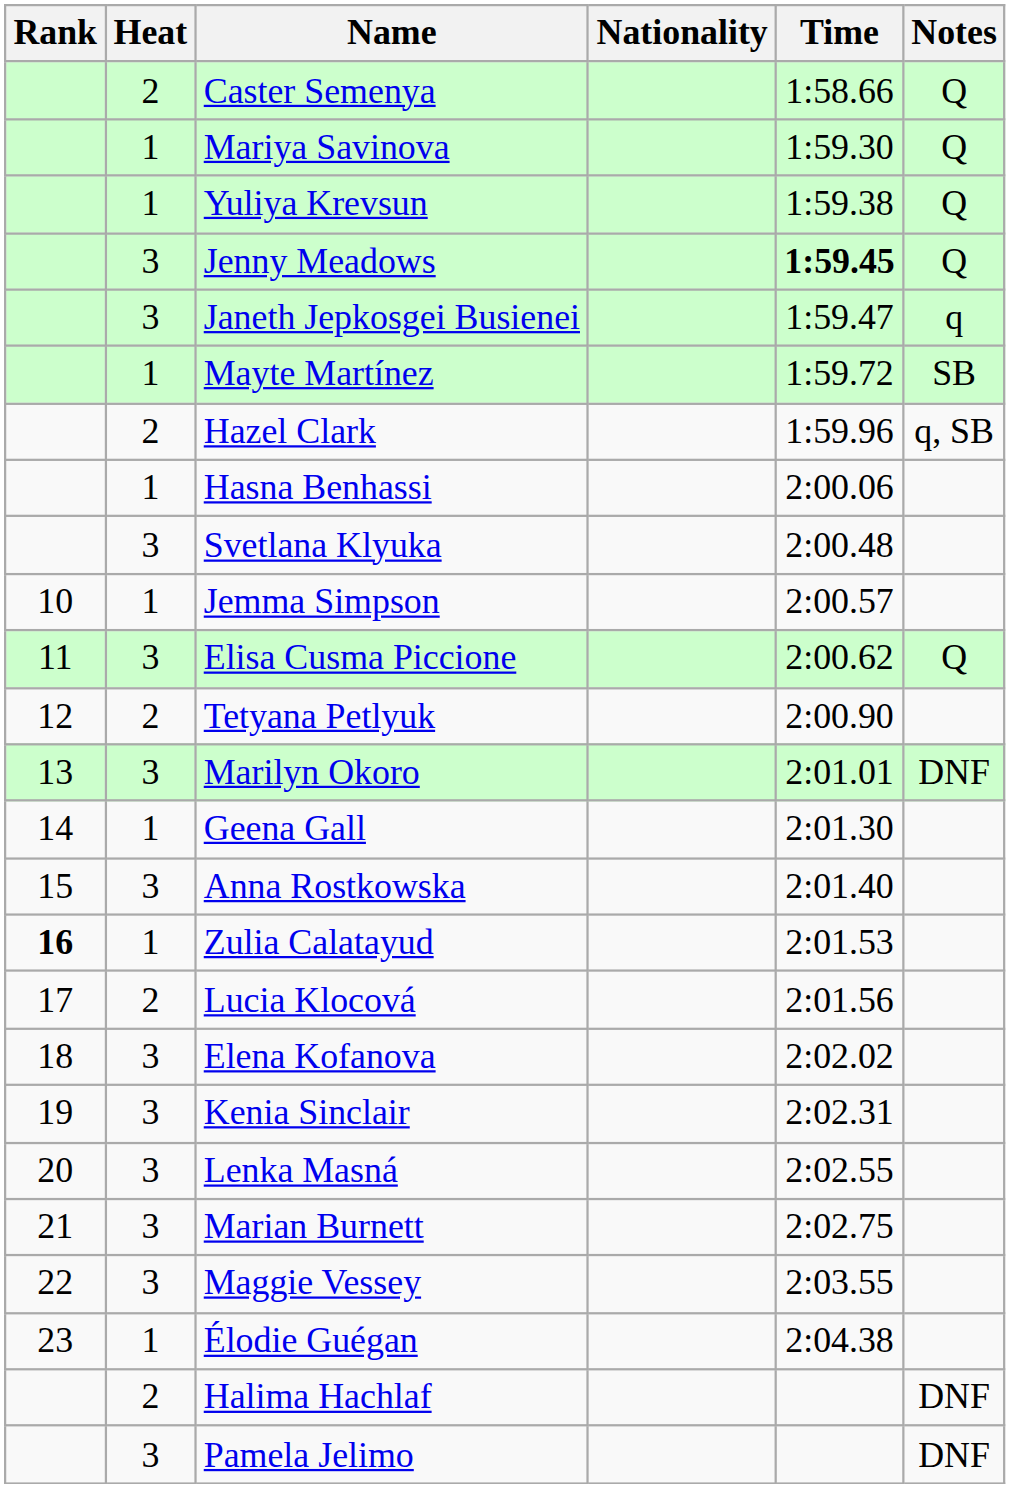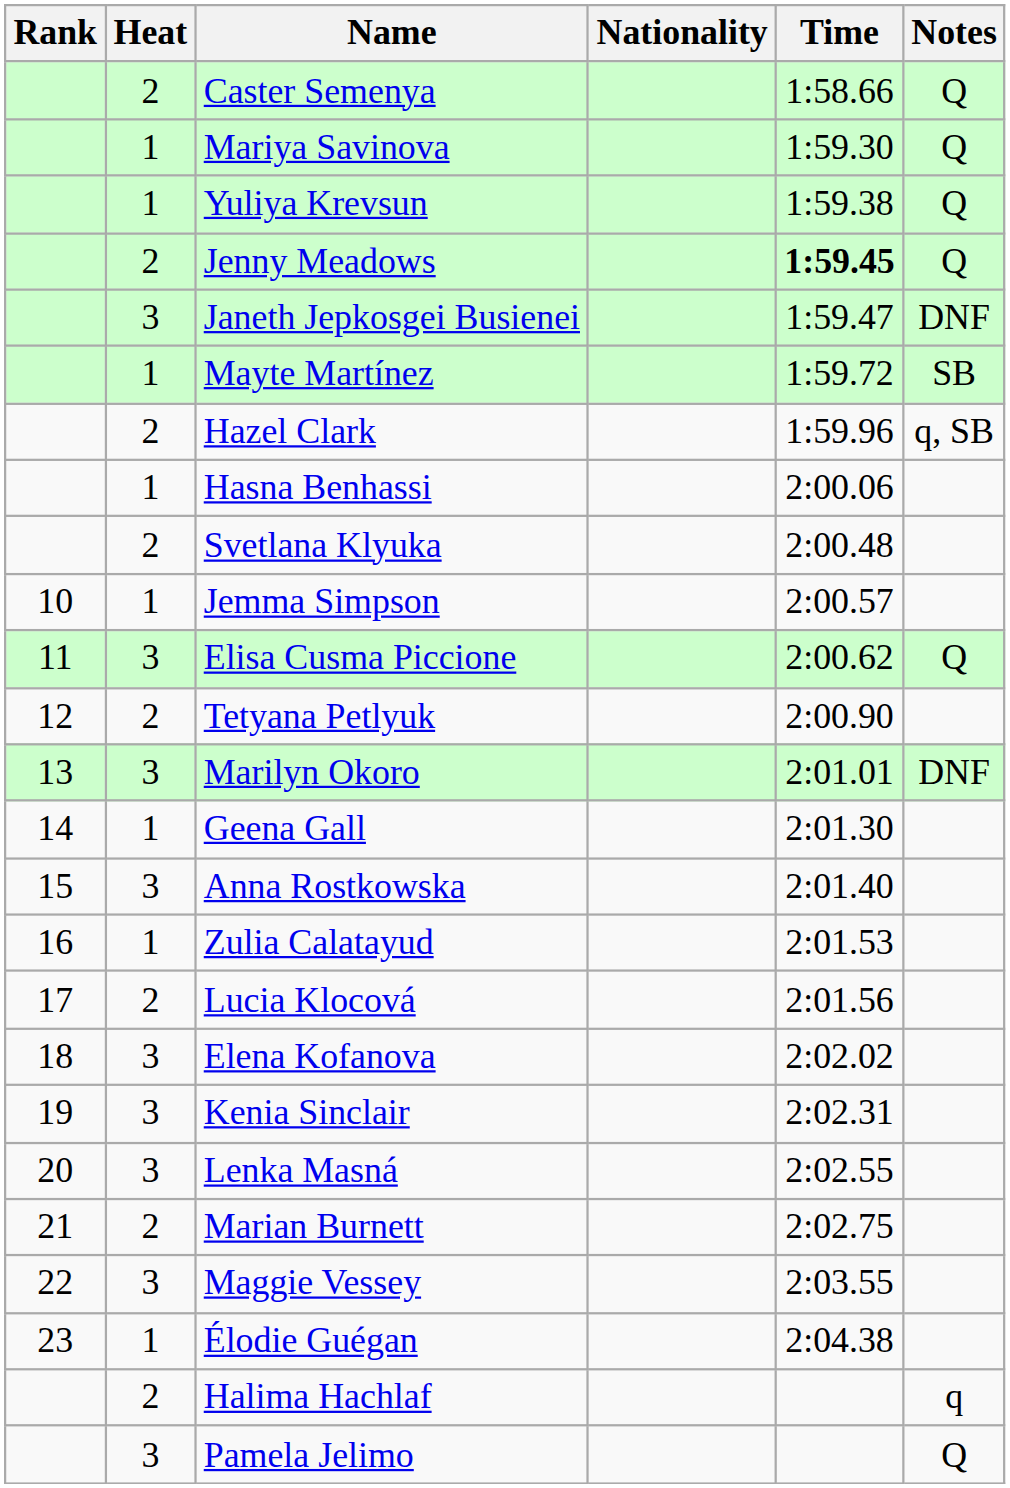(150, 260) 3 -> (150, 260) 2
(954, 317) q -> (954, 317) DNF
(150, 544) 3 -> (150, 544) 2
(55, 942) bold -> (55, 942) normal
(150, 1226) 3 -> (150, 1226) 2
(954, 1397) DNF -> (954, 1397) q
(954, 1453) DNF -> (954, 1453) Q
